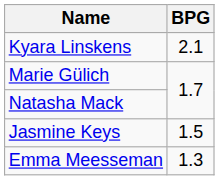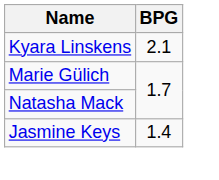(191, 132) 1.5 -> (159, 132) 1.4
- row: (86, 160)
